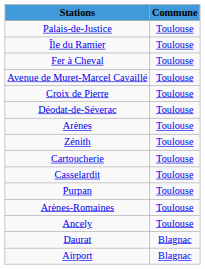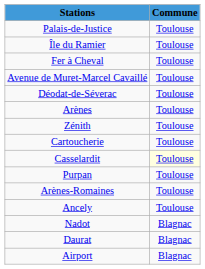- row: (77, 93)
(175, 175) no background -> (175, 158) lightyellow background
+ row: (77, 223)
